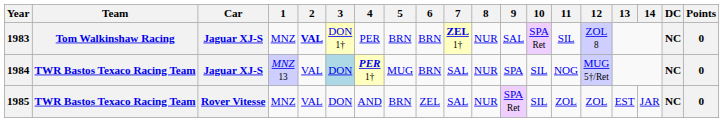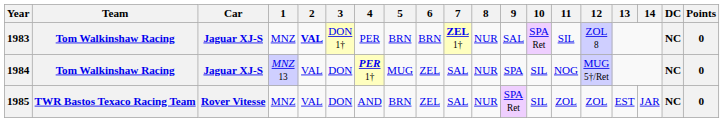(115, 69) TWR Bastos Texaco Racing Team -> (115, 69) Tom Walkinshaw Racing
(340, 69) lightblue background -> (340, 69) no background
(430, 69) BRN -> (430, 69) ZEL
